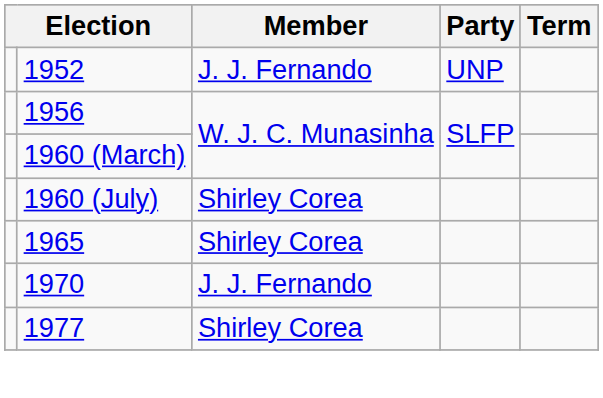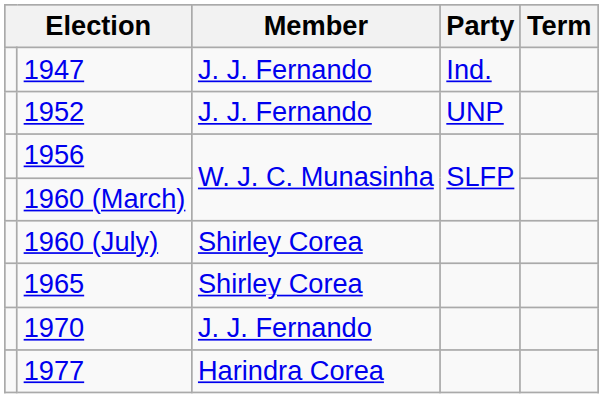+ row: (54, 69)
(280, 328) Shirley Corea -> (291, 371) Harindra Corea
